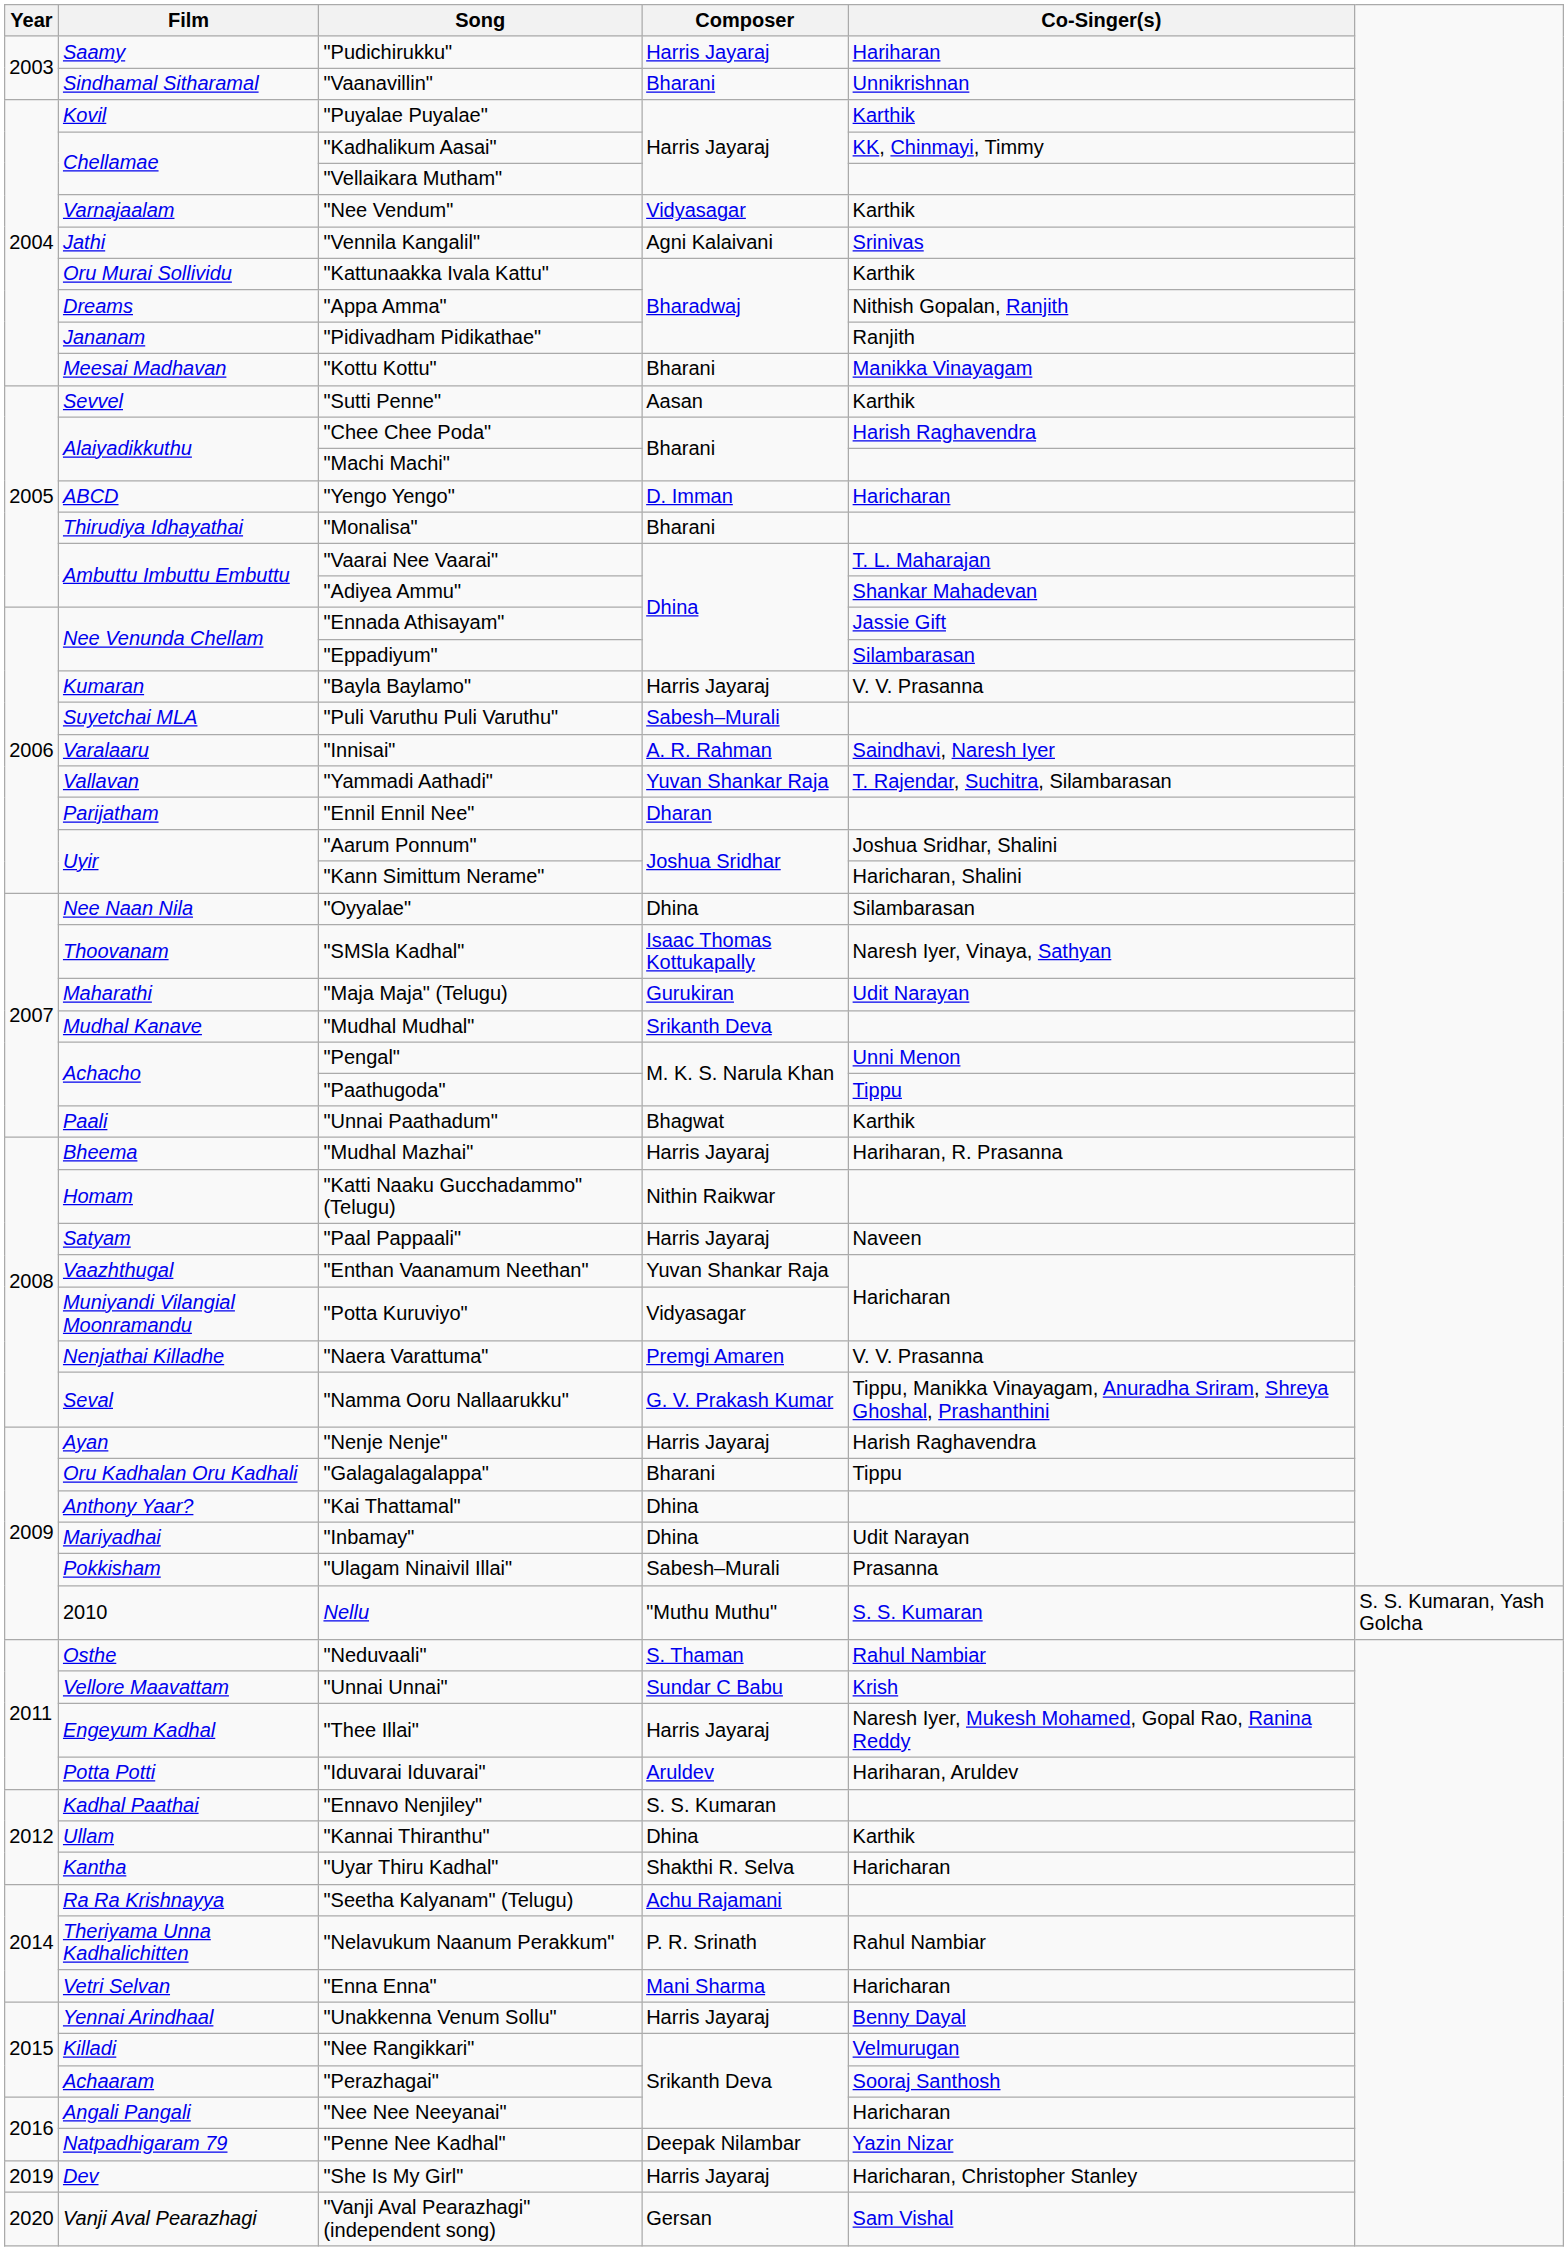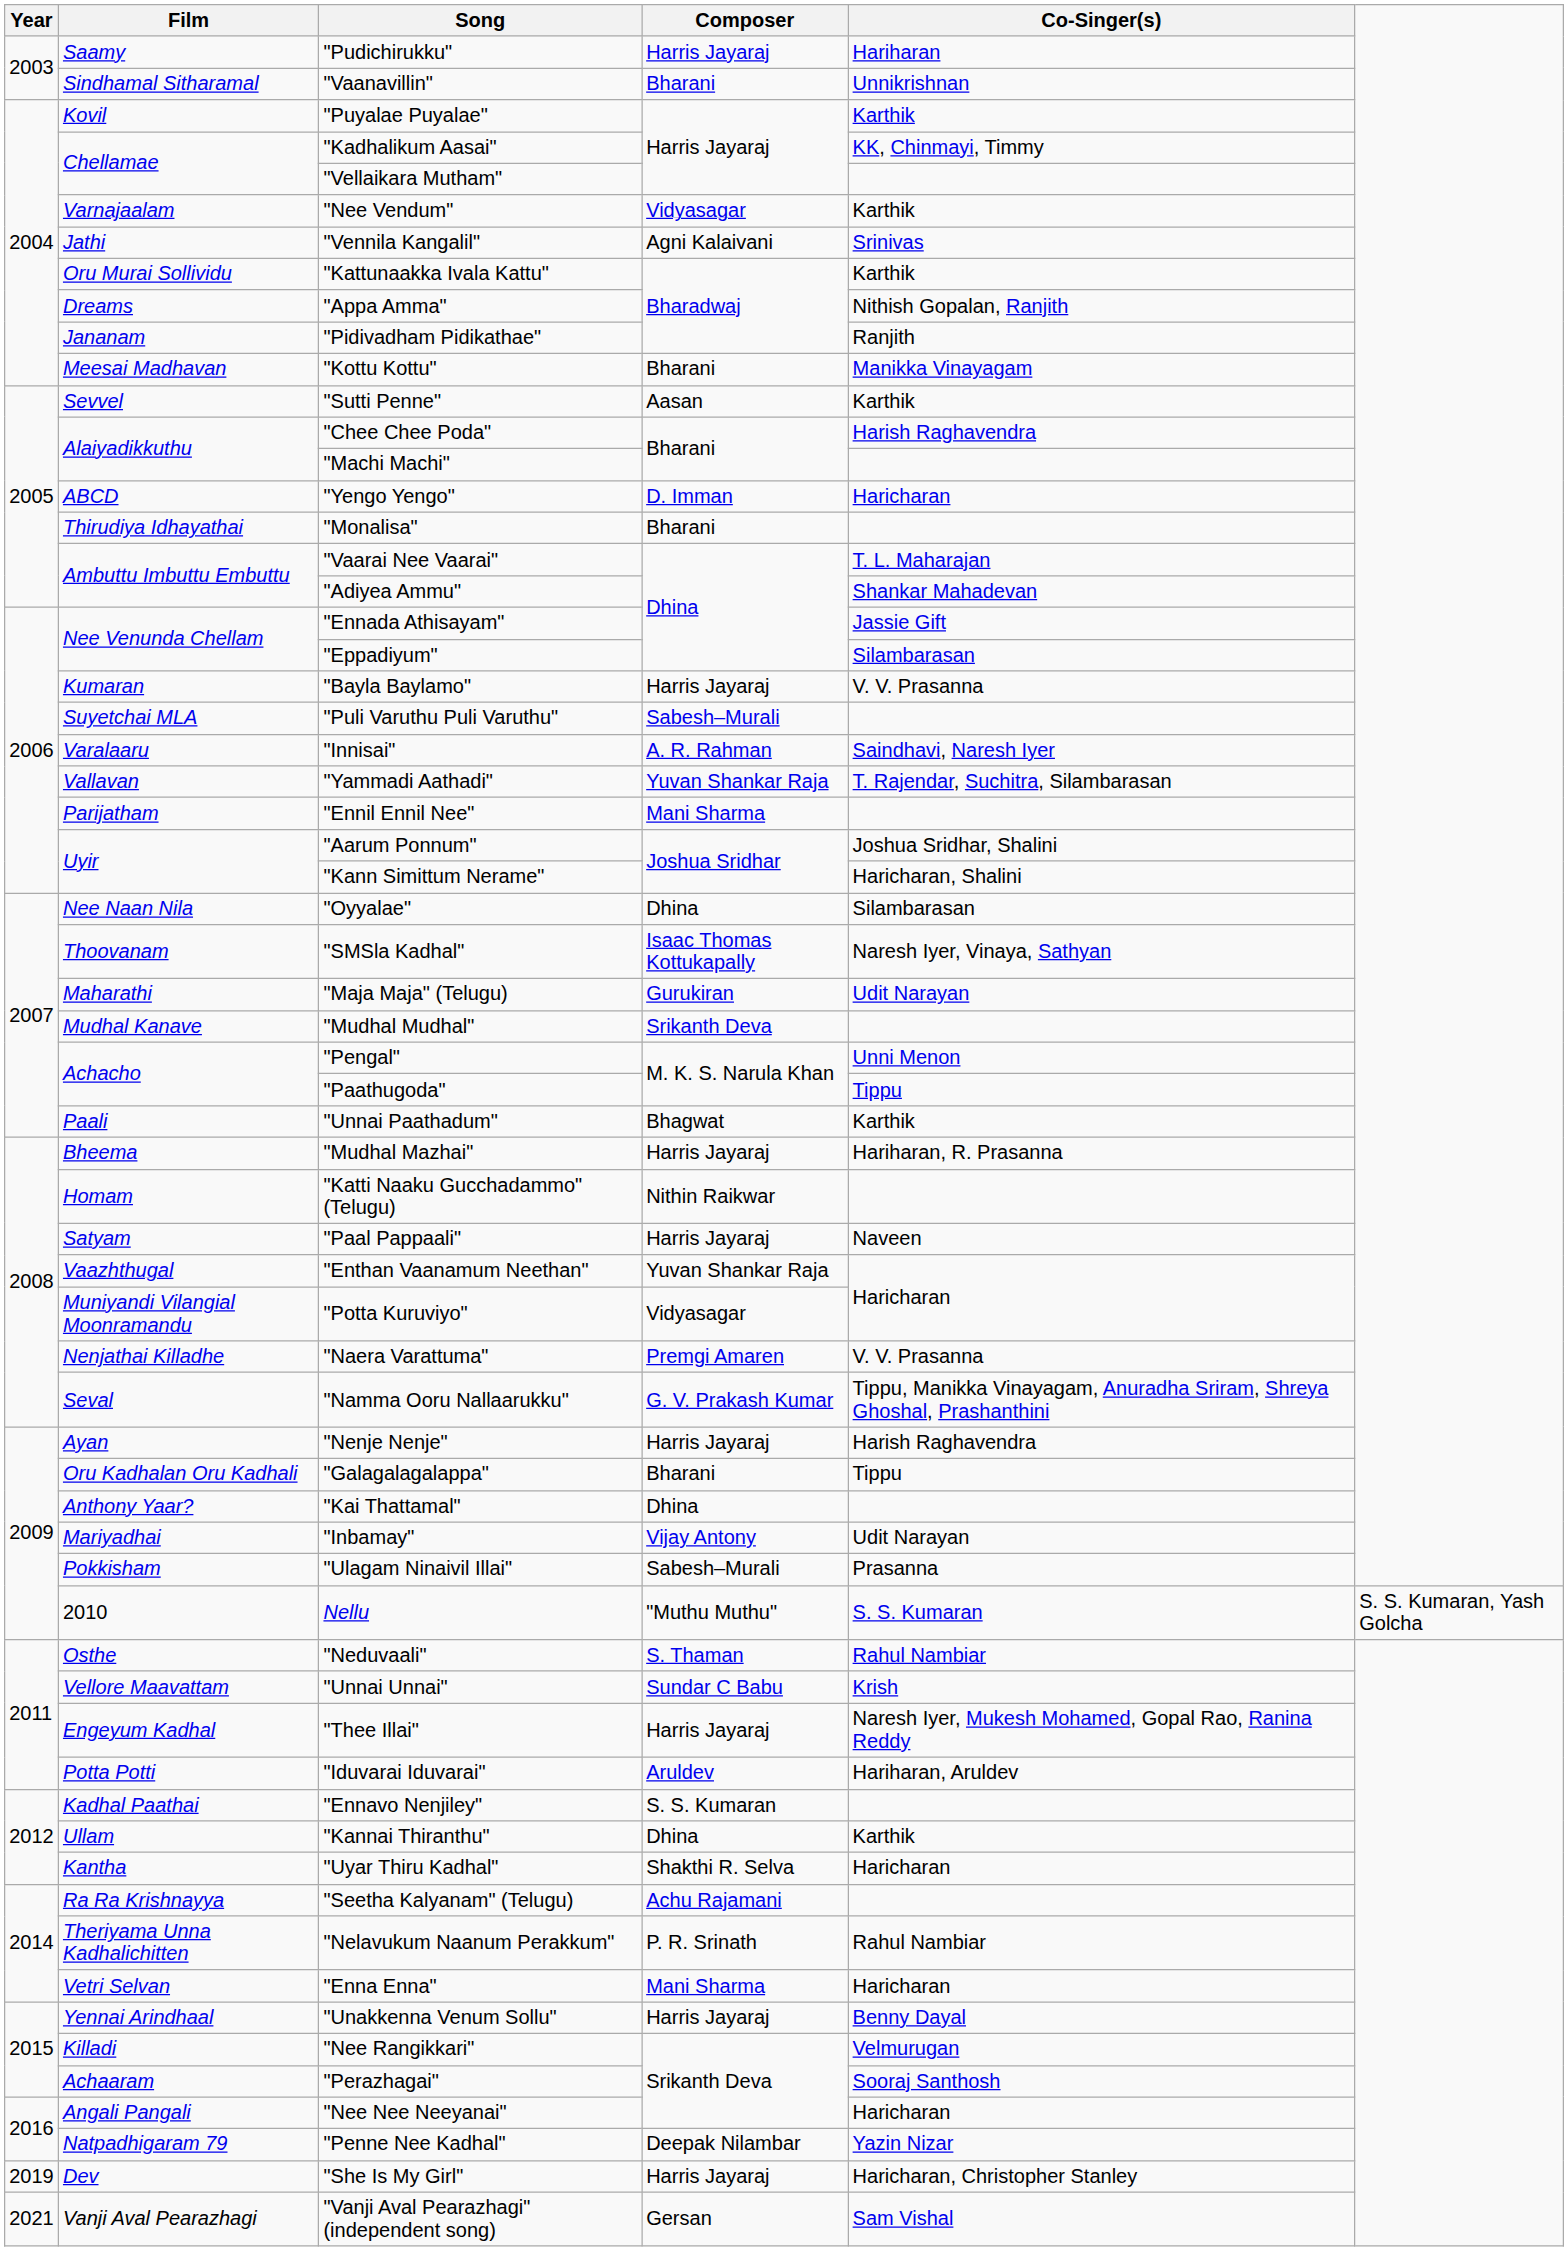(679, 813) Dharan -> (706, 813) Mani Sharma
(672, 1537) Dhina -> (701, 1537) Vijay Antony
(31, 2219) 2020 -> (31, 2219) 2021
